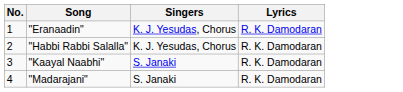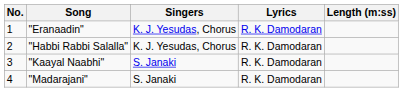+ column: (361, 13)
